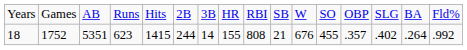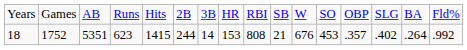(231, 34) 155 -> (231, 34) 153
(329, 34) 455 -> (329, 34) 453
